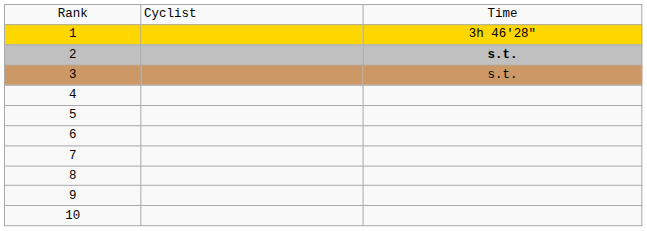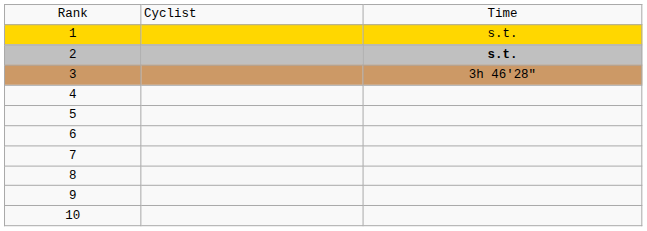(502, 35) 3h 46'28" -> (502, 35) s.t.
(502, 75) s.t. -> (502, 75) 3h 46'28"
